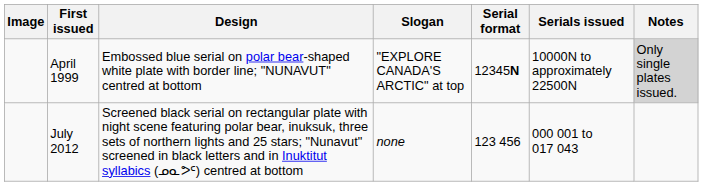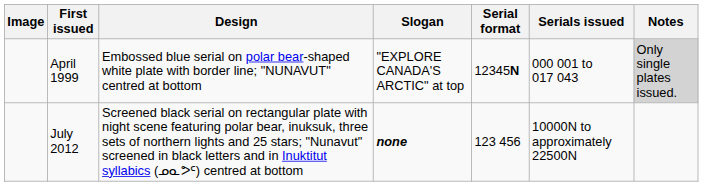(572, 70) 10000N to approximately 22500N -> (562, 70) 000 001 to 017 043
(391, 142) normal -> (392, 142) bold
(562, 142) 000 001 to 017 043 -> (572, 142) 10000N to approximately 22500N
